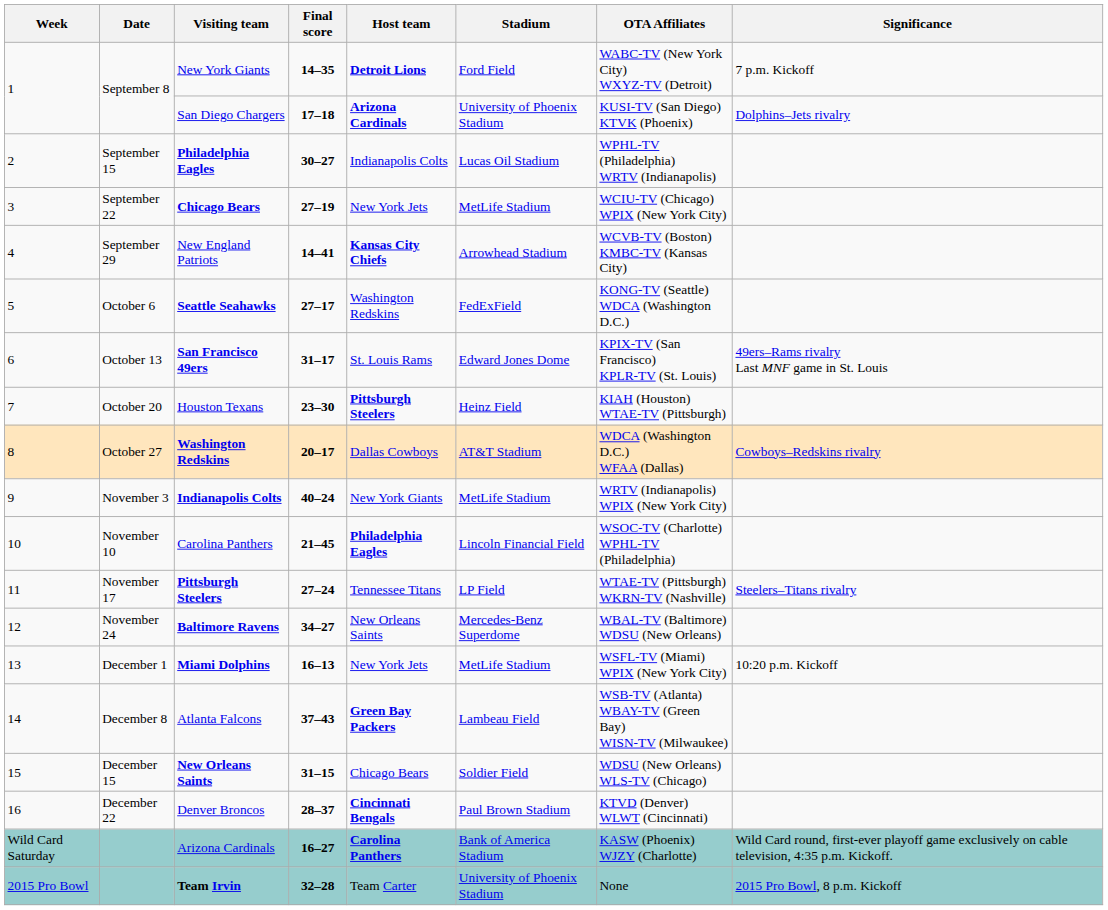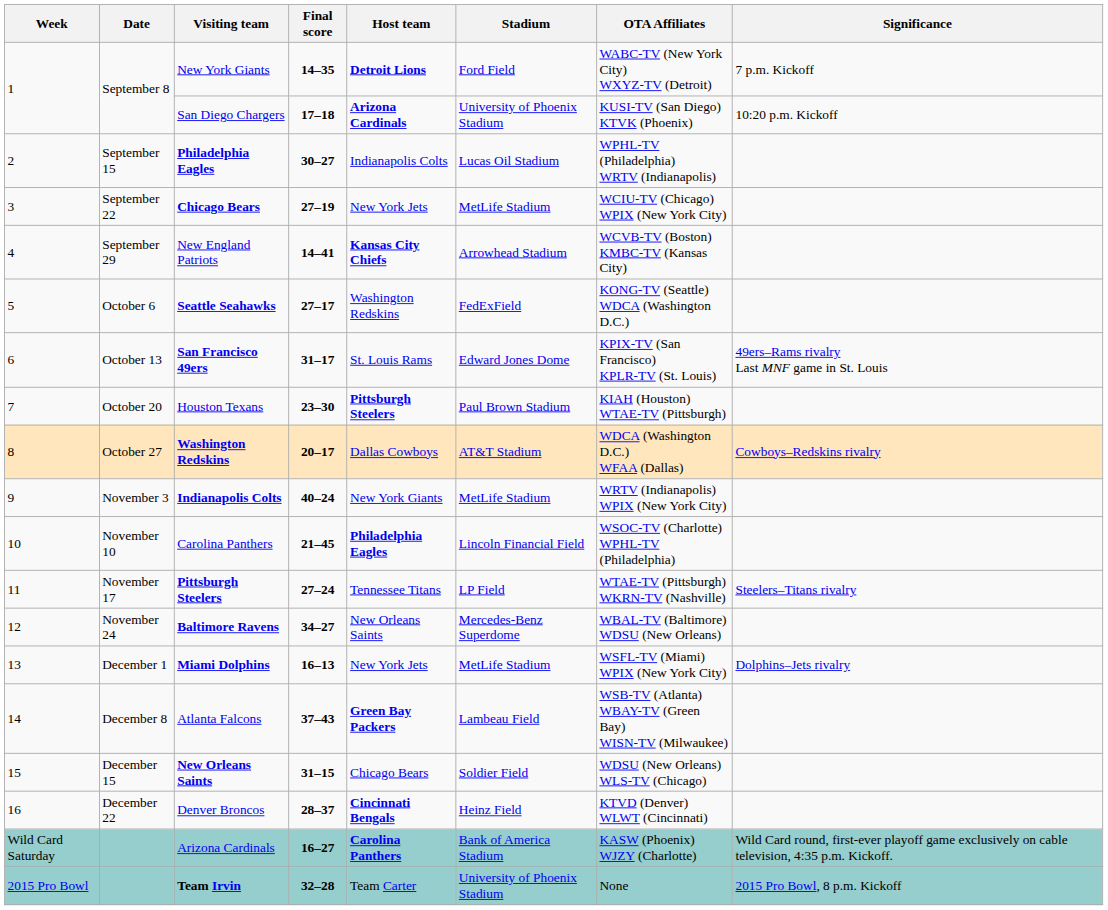(793, 115) Dolphins–Jets rivalry -> (787, 115) 10:20 p.m. Kickoff
(490, 405) Heinz Field -> (515, 405) Paul Brown Stadium
(787, 665) 10:20 p.m. Kickoff -> (793, 665) Dolphins–Jets rivalry
(515, 810) Paul Brown Stadium -> (490, 810) Heinz Field
